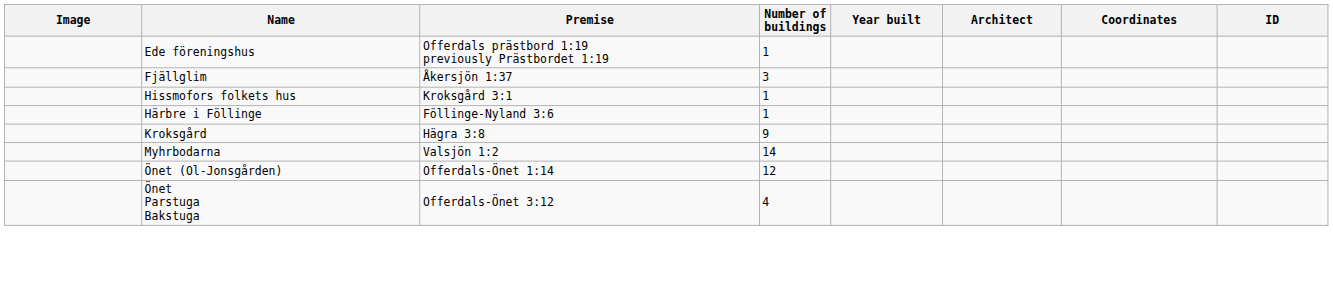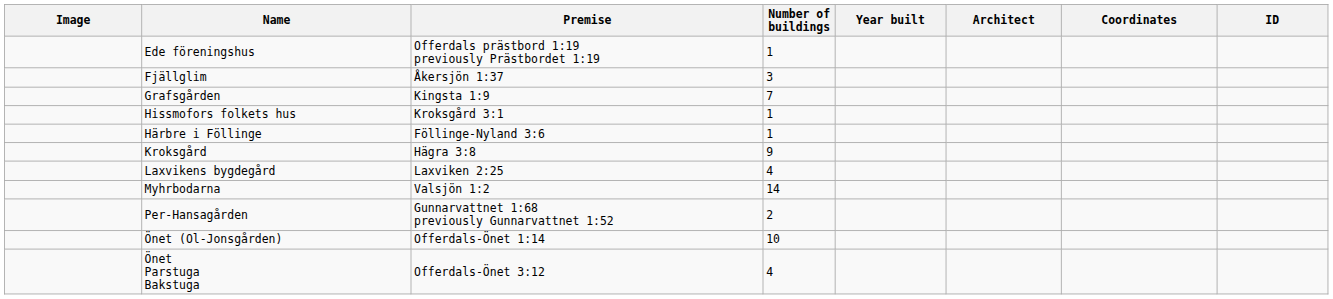+ row: (182, 96)
+ row: (210, 171)
+ row: (196, 215)
(769, 171) 12 -> (773, 240) 10
